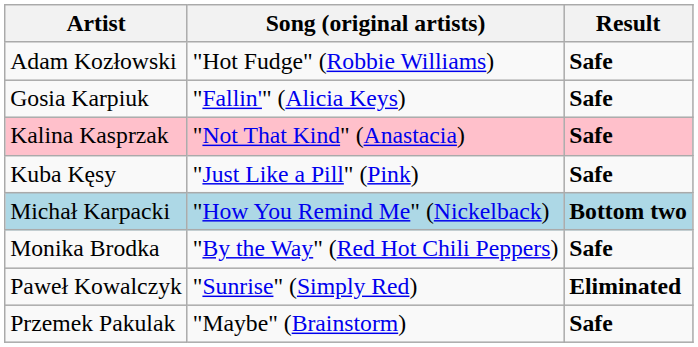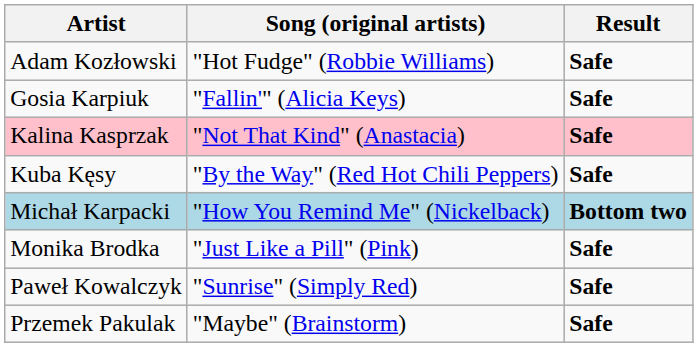(306, 173) "Just Like a Pill" (Pink) -> (376, 173) "By the Way" (Red Hot Chili Peppers)
(376, 248) "By the Way" (Red Hot Chili Peppers) -> (306, 248) "Just Like a Pill" (Pink)
(625, 286) Eliminated -> (591, 286) Safe
